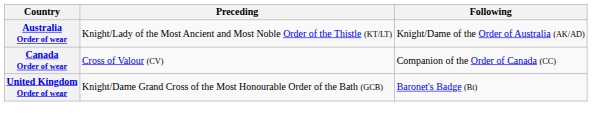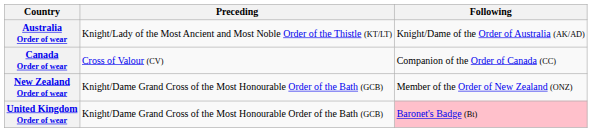+ row: (42, 87)
(437, 87) no background -> (437, 114) pink background
